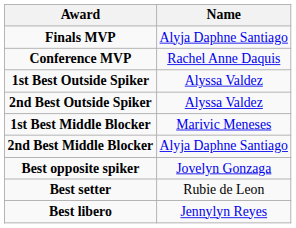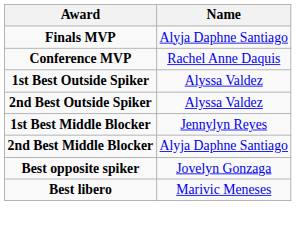(224, 124) Marivic Meneses -> (224, 124) Jennylyn Reyes
- row: (80, 189)
(224, 211) Jennylyn Reyes -> (224, 189) Marivic Meneses
